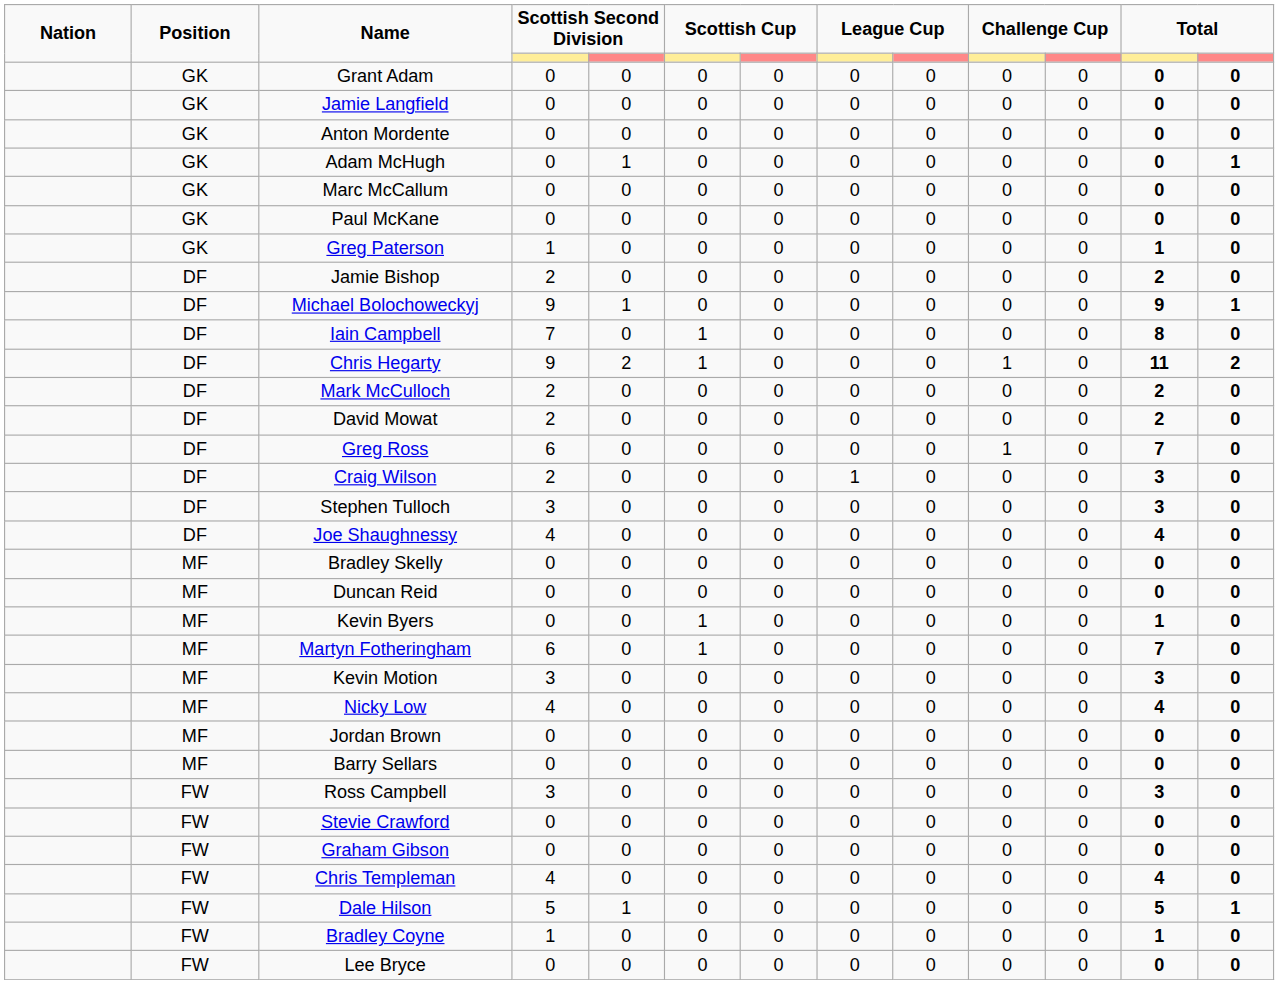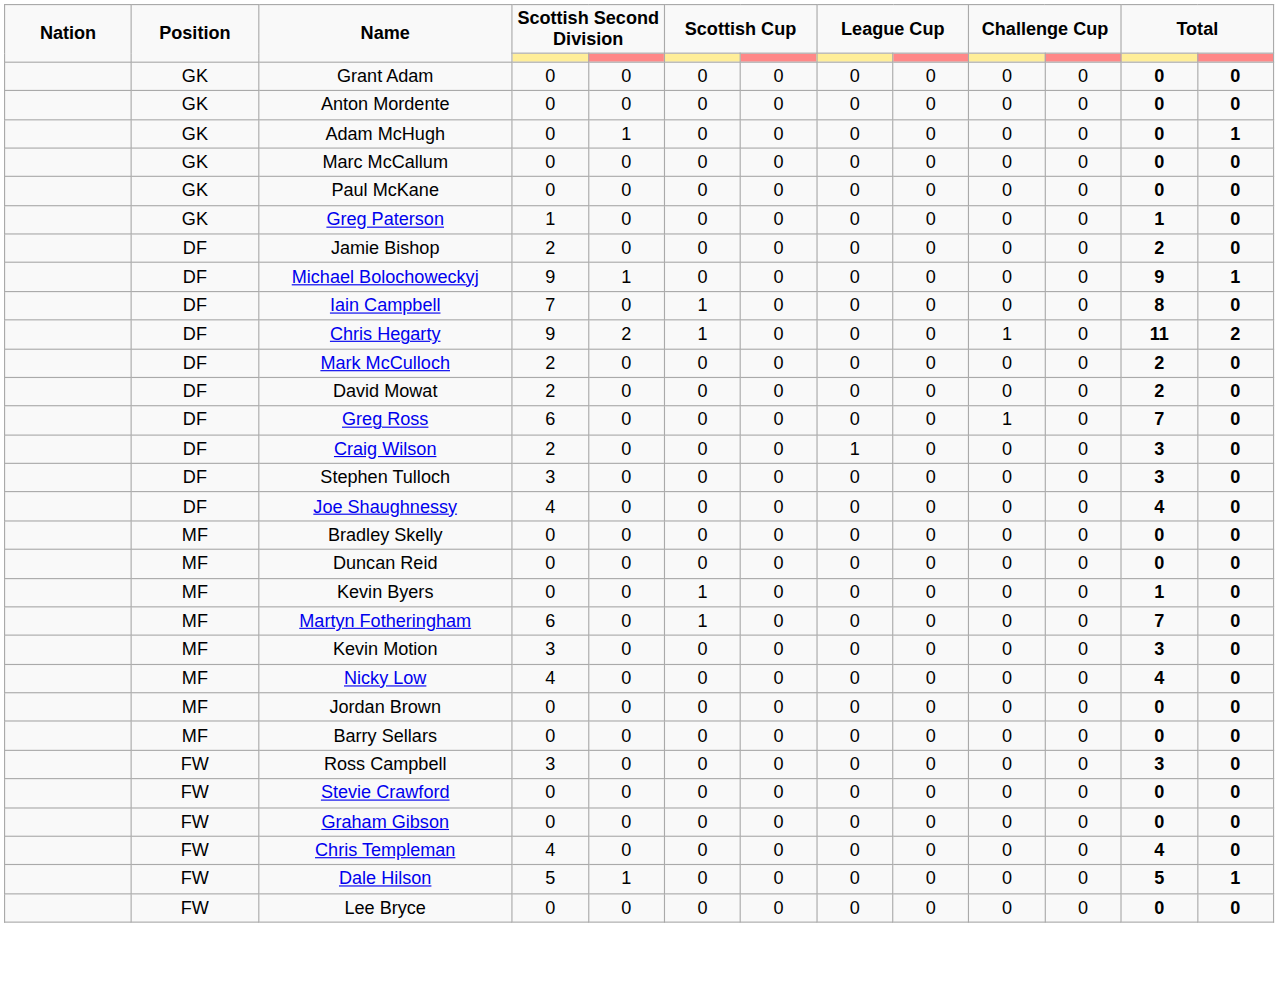- row: (385, 104)
- row: (385, 936)
